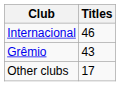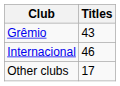rows swapped: (42, 33) <-> (27, 52)
